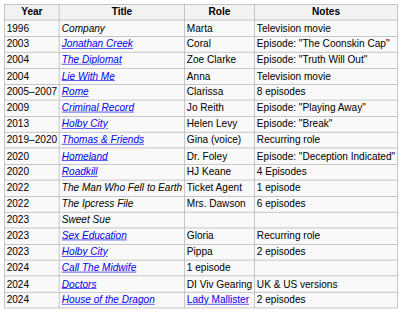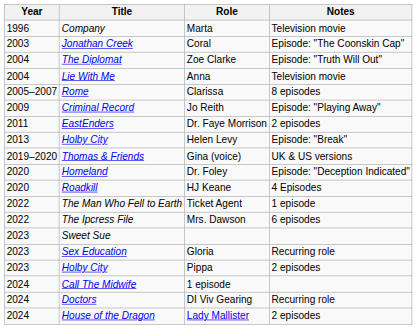+ row: (227, 124)
(288, 140) Recurring role -> (312, 156) UK & US versions
(297, 284) UK & US versions -> (303, 300) Recurring role
